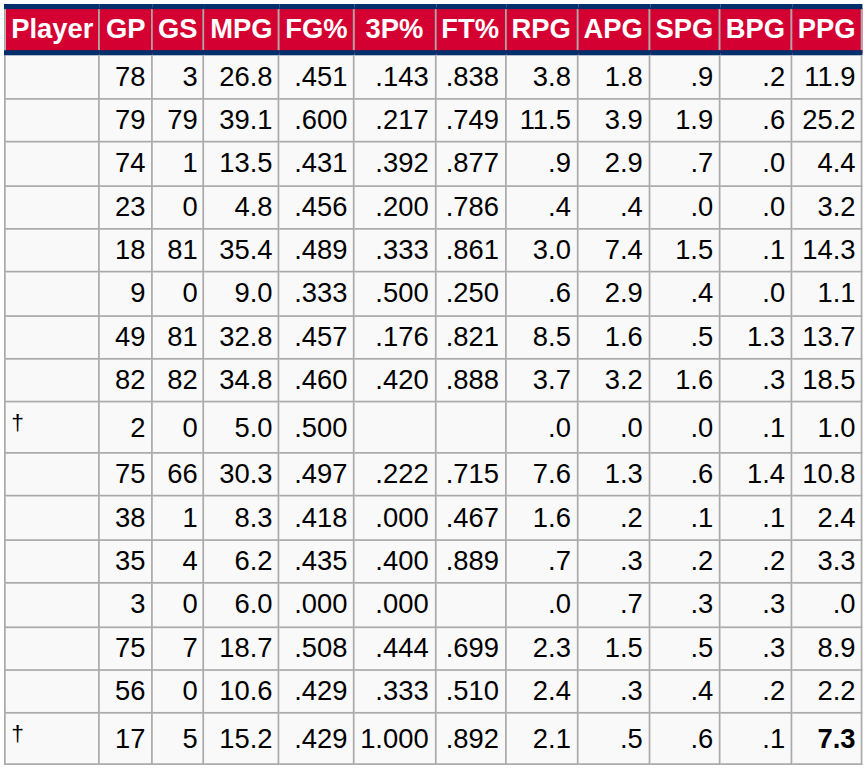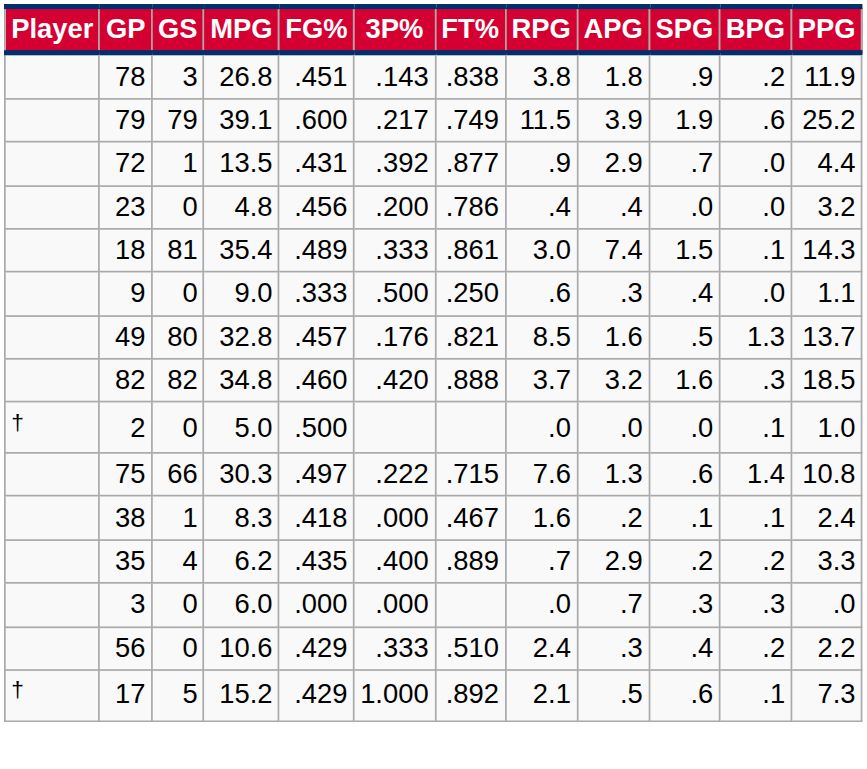(130, 163) 74 -> (130, 163) 72
(624, 293) 2.9 -> (631, 293) .3
(182, 336) 81 -> (182, 336) 80
(631, 561) .3 -> (624, 561) 2.9
- row: (246, 647)
(836, 738) bold -> (836, 694) normal
